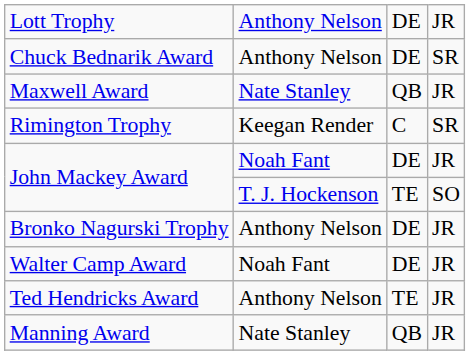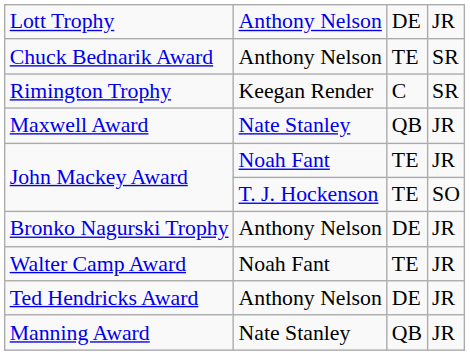(406, 56) DE -> (405, 56) TE
rows swapped: (90, 125) <-> (79, 90)
(406, 159) DE -> (405, 159) TE
(406, 263) DE -> (405, 263) TE
(405, 297) TE -> (406, 297) DE
